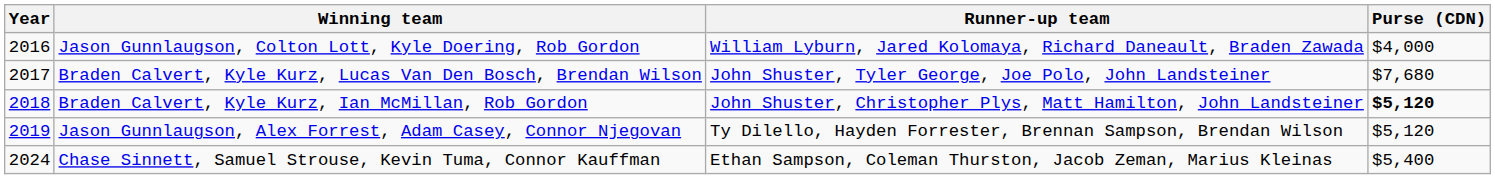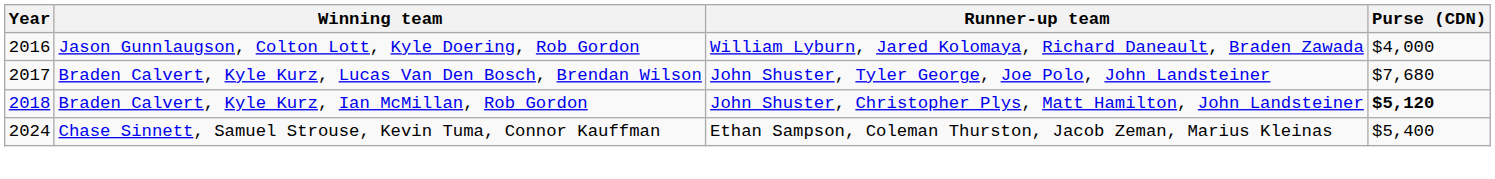- row: (370, 131)
